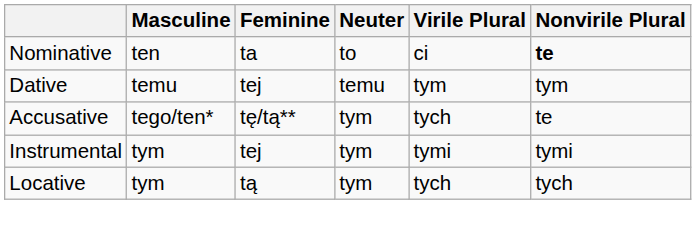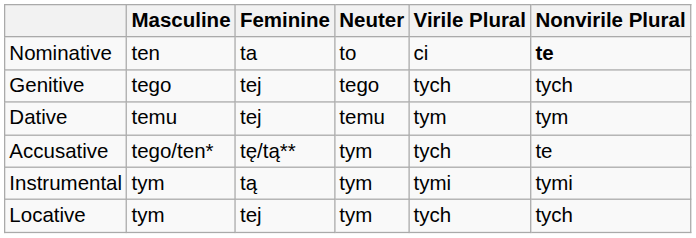+ row: (47, 85)
(251, 150) tej -> (248, 183) tą
(248, 183) tą -> (251, 215) tej
